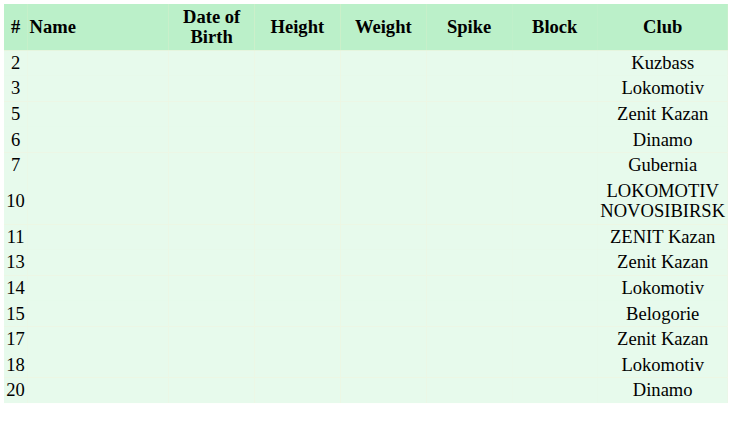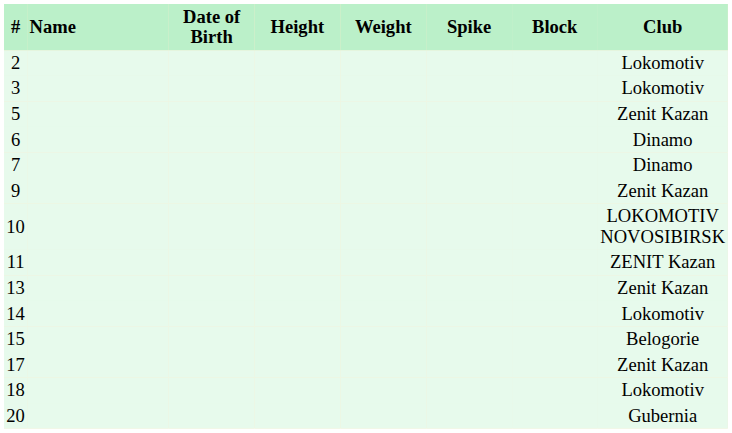(663, 63) Kuzbass -> (663, 63) Lokomotiv
(663, 165) Gubernia -> (663, 165) Dinamo
+ row: (16, 190)
(663, 390) Dinamo -> (663, 415) Gubernia
